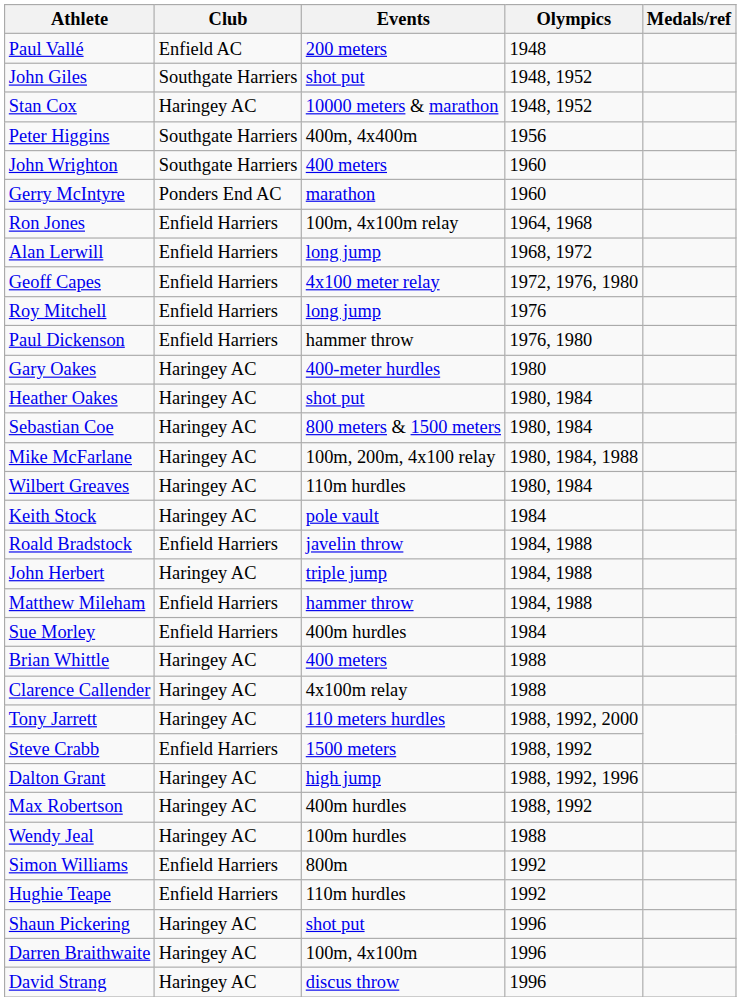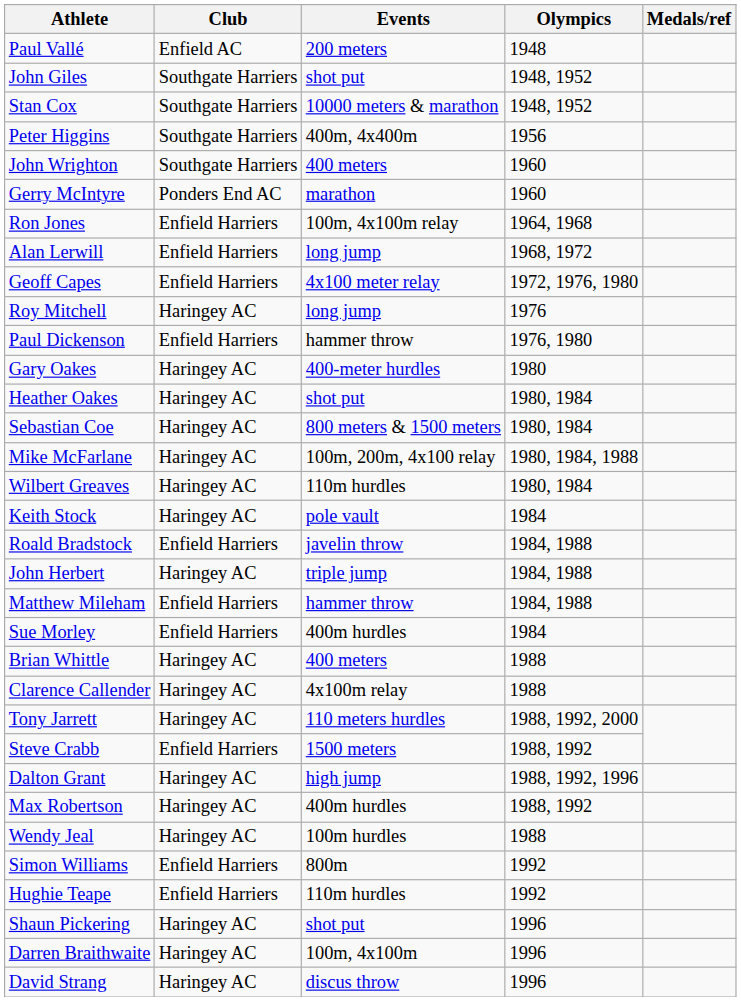(208, 106) Haringey AC -> (228, 106) Southgate Harriers
(218, 310) Enfield Harriers -> (208, 310) Haringey AC
